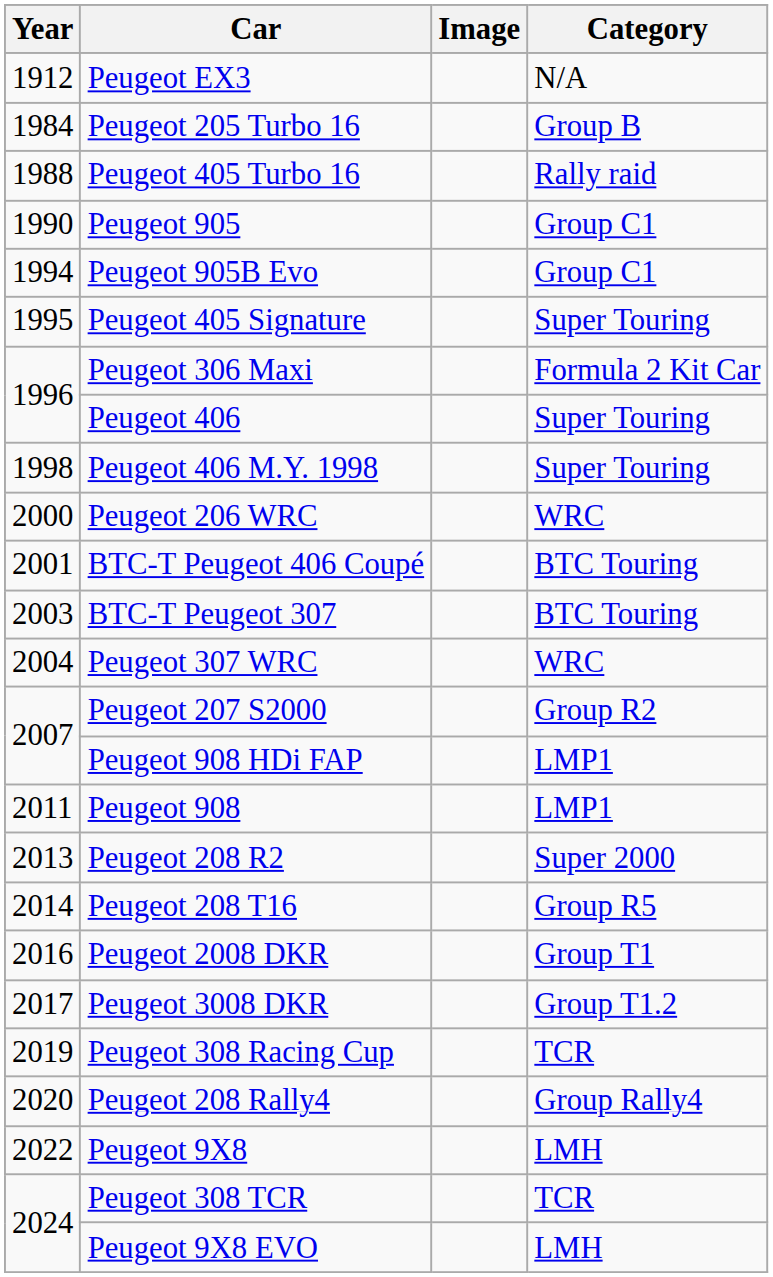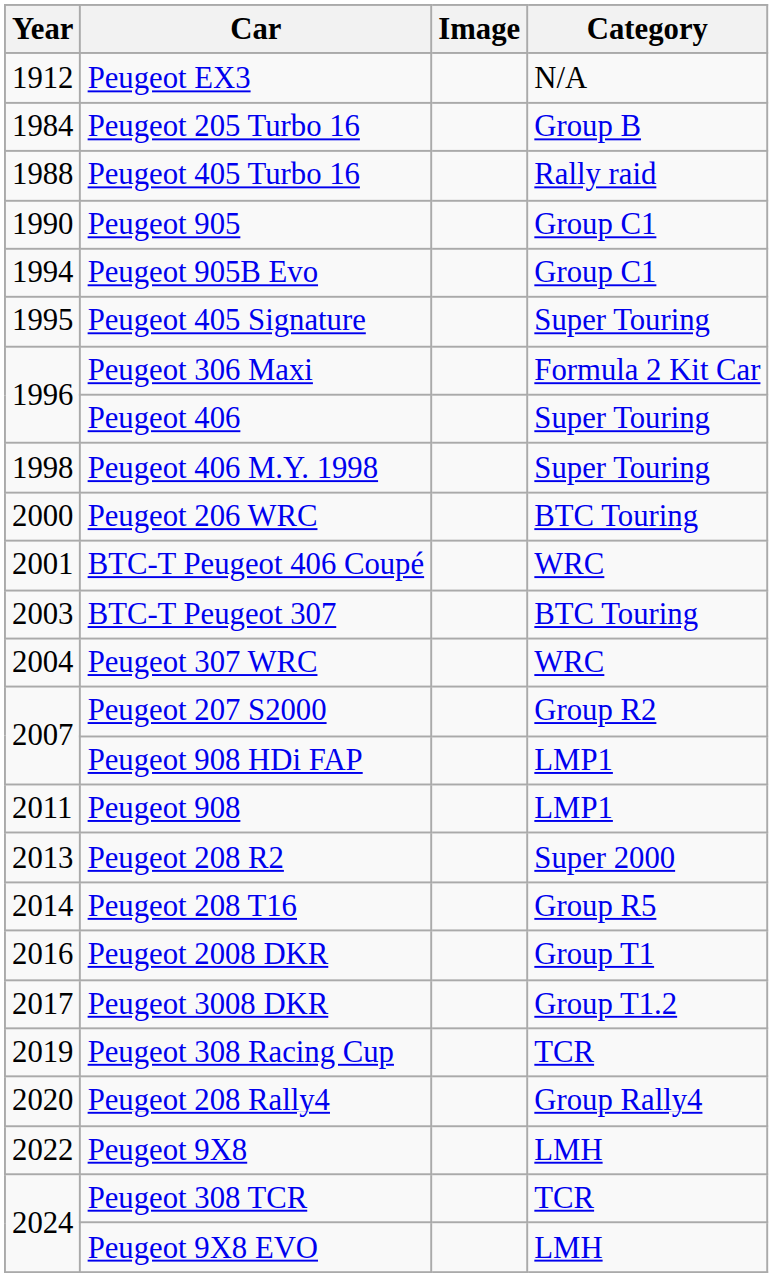(569, 516) WRC -> (616, 516) BTC Touring
(616, 564) BTC Touring -> (569, 564) WRC
